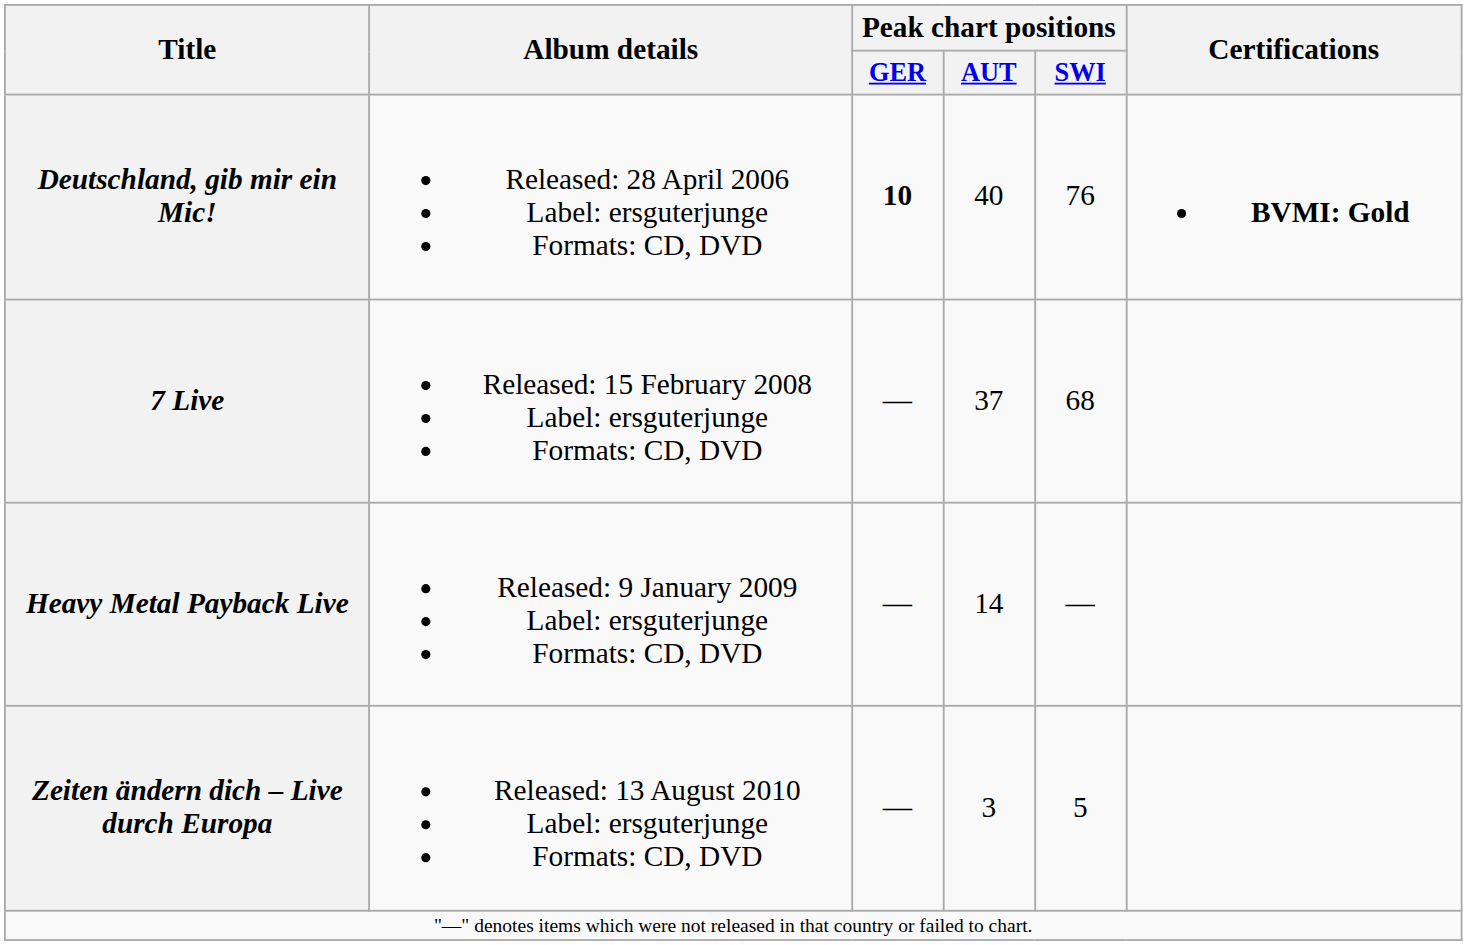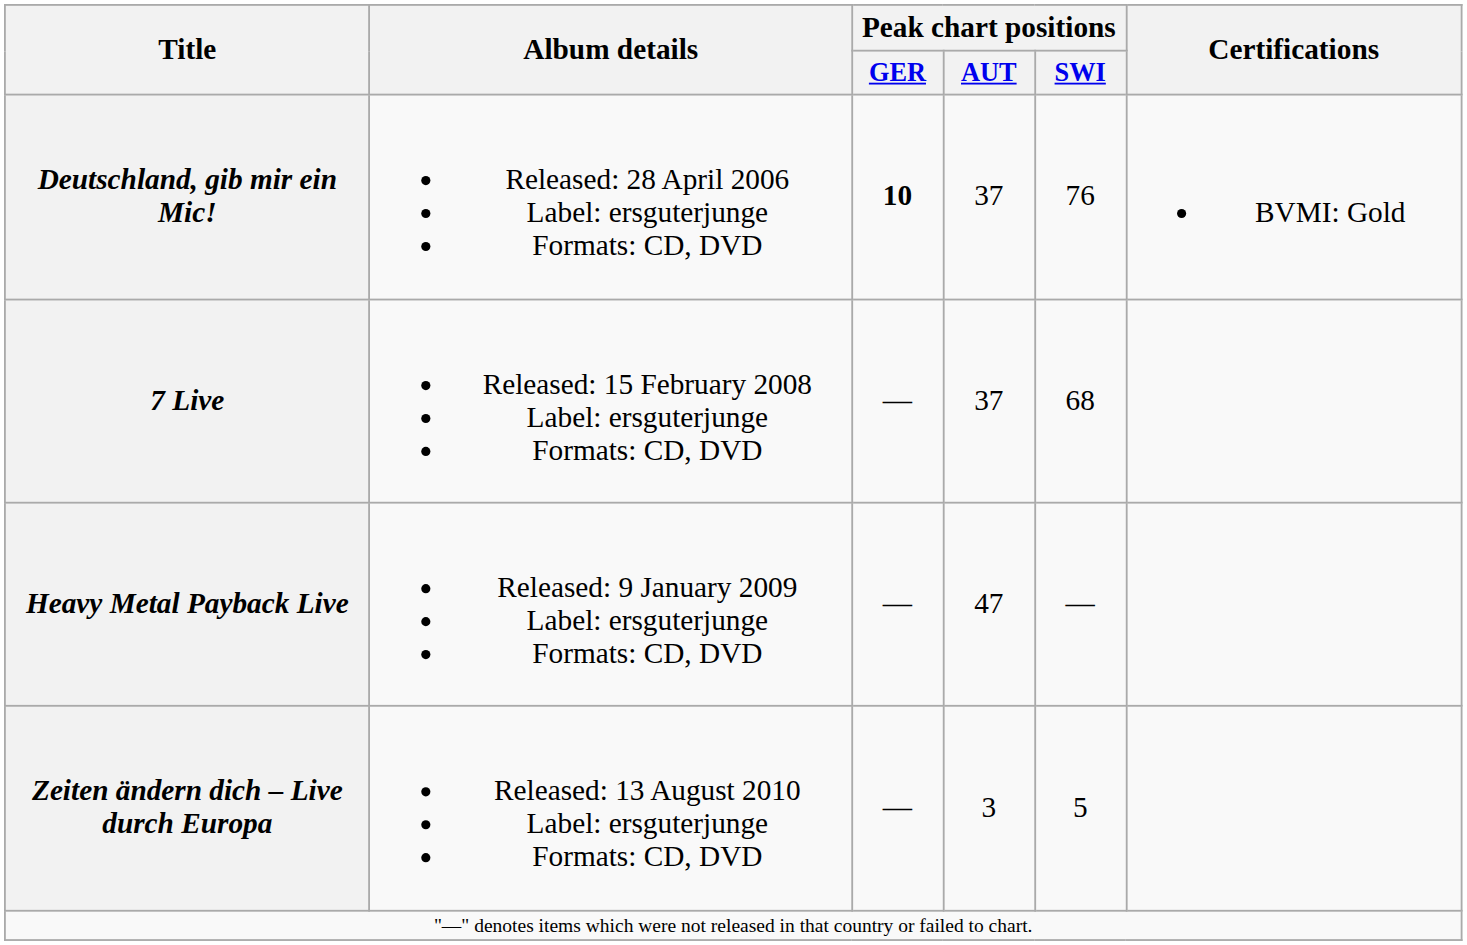(989, 196) 40 -> (989, 196) 37
(1294, 213) bold -> (1294, 213) normal
(989, 603) 14 -> (989, 603) 47
